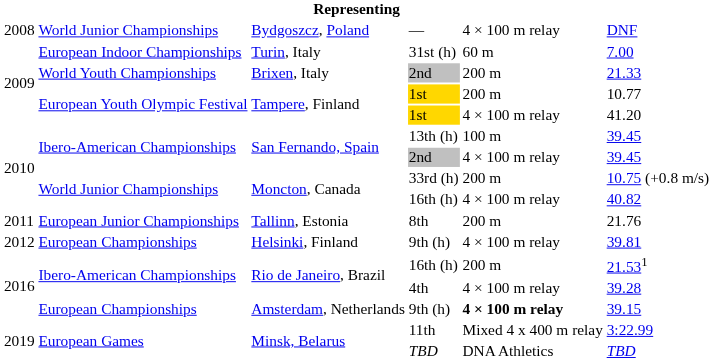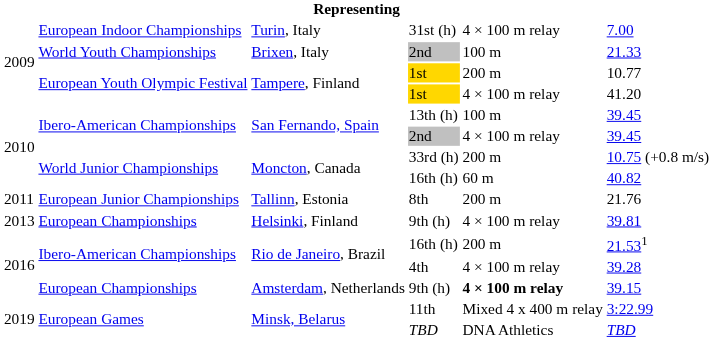- row: (310, 30)
(478, 51) 60 m -> (511, 30) 4 × 100 m relay
(482, 72) 200 m -> (482, 51) 100 m
(511, 199) 4 × 100 m relay -> (478, 178) 60 m
(19, 241) 2012 -> (19, 220) 2013
